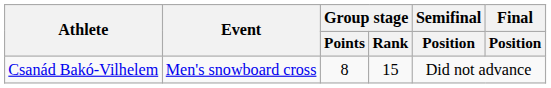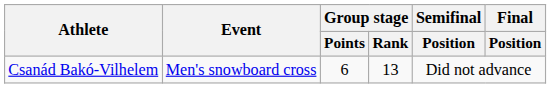(344, 69) 8 -> (344, 69) 6
(390, 69) 15 -> (390, 69) 13
